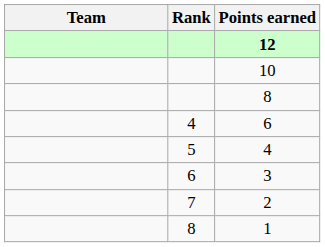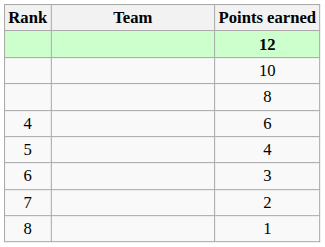columns swapped: (191, 17) <-> (86, 17)
